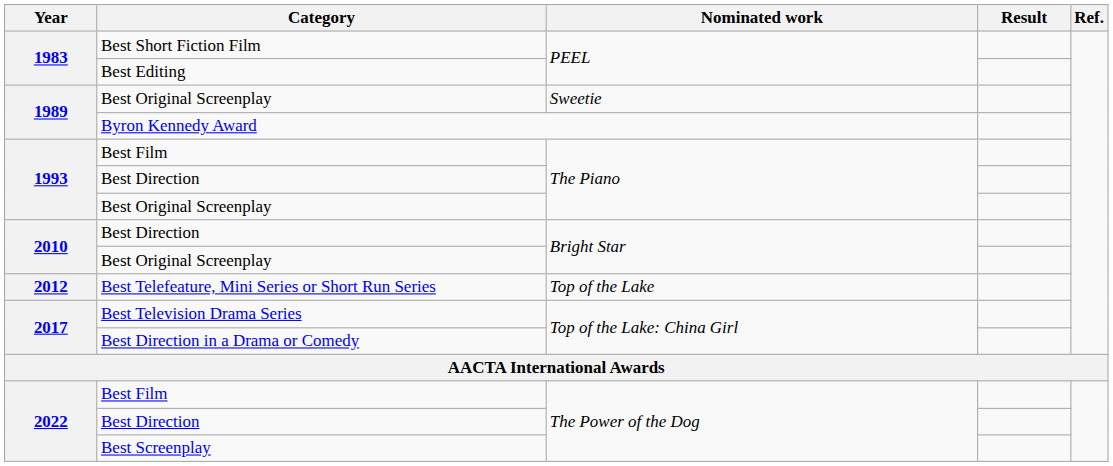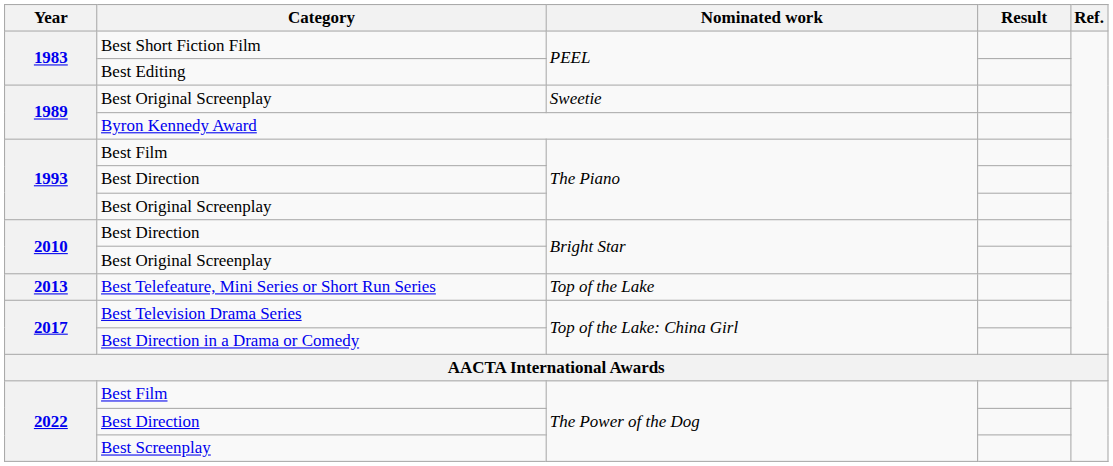(51, 286) 2012 -> (51, 286) 2013
